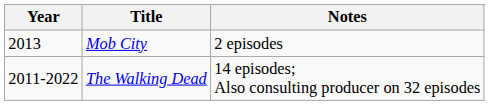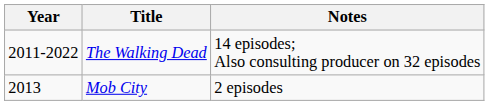rows swapped: (146, 78) <-> (117, 43)
